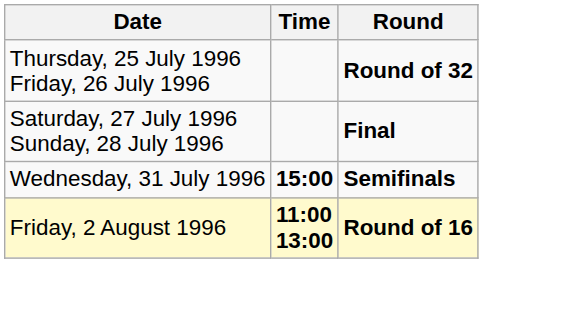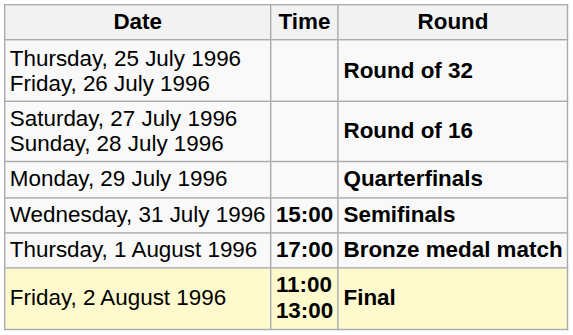(370, 131) Final -> (408, 131) Round of 16
+ row: (119, 179)
+ row: (134, 250)
(408, 227) Round of 16 -> (370, 298) Final
